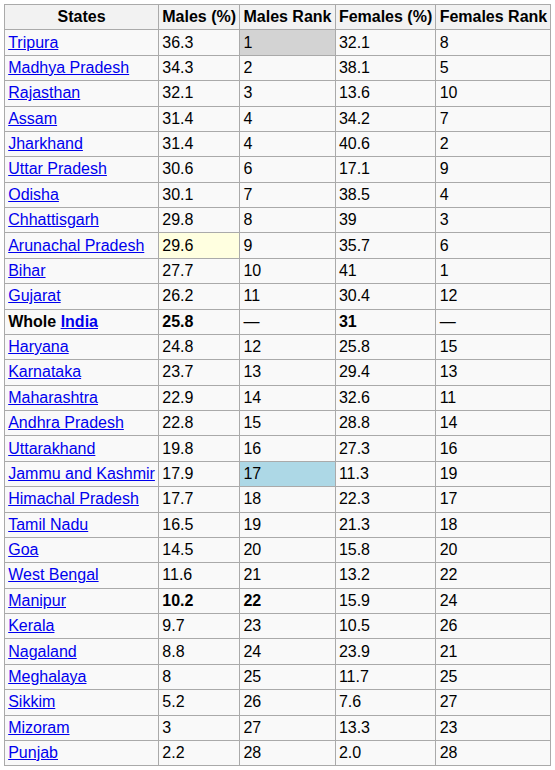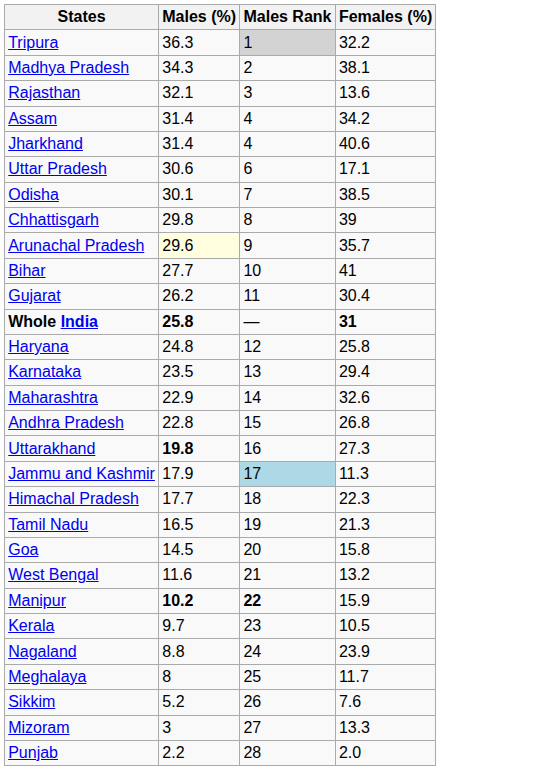- column: (493, 17)
(354, 42) 32.1 -> (354, 42) 32.2
(178, 372) 23.7 -> (178, 372) 23.5
(354, 423) 28.8 -> (354, 423) 26.8
(178, 448) normal -> (178, 448) bold
